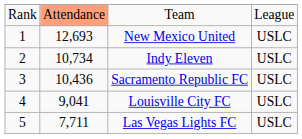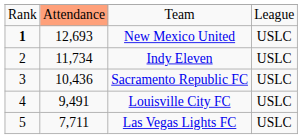(22, 36) normal -> (22, 36) bold
(74, 58) 10,734 -> (74, 58) 11,734
(74, 101) 9,041 -> (74, 101) 9,491
